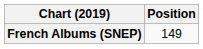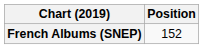(172, 33) 149 -> (172, 33) 152
